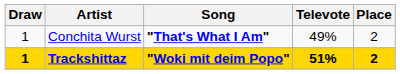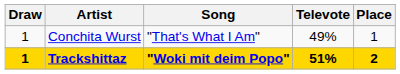(208, 36) bold -> (203, 36) normal
(374, 36) 2 -> (374, 36) 1
